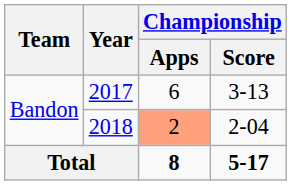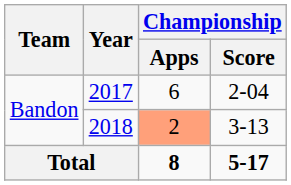(249, 92) 3-13 -> (249, 92) 2-04
(249, 127) 2-04 -> (249, 127) 3-13
